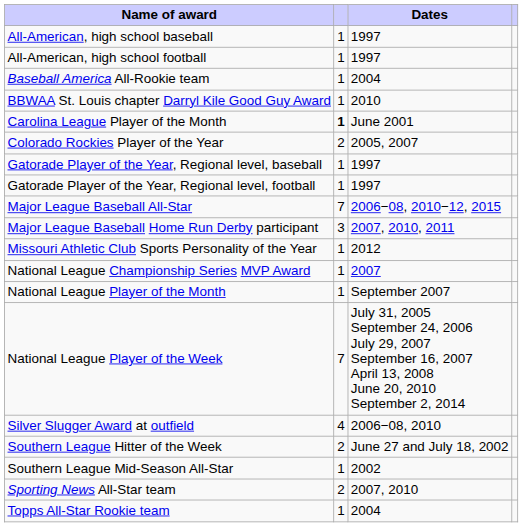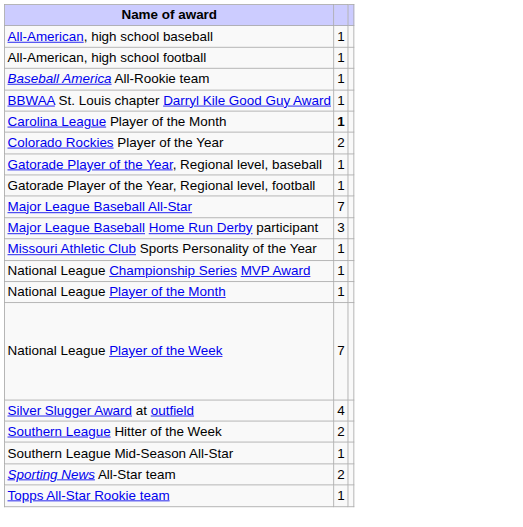- column: (430, 15)
